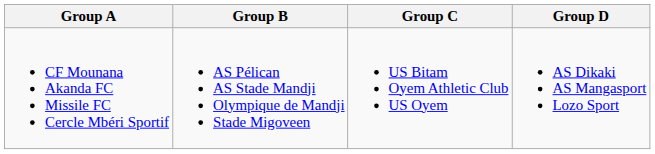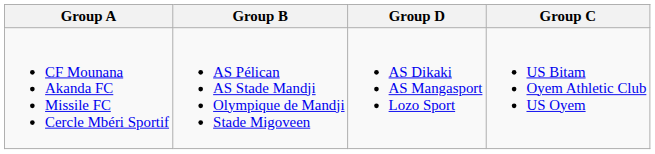columns swapped: (430, 16) <-> (581, 16)
